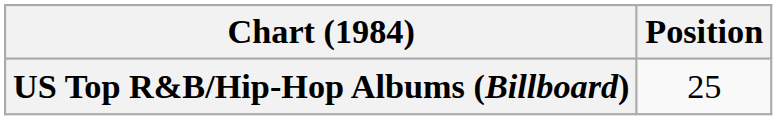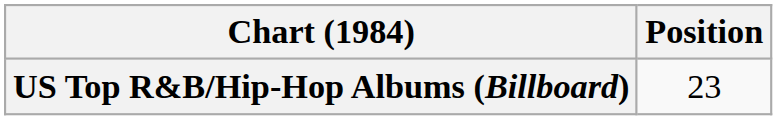(704, 85) 25 -> (704, 85) 23
